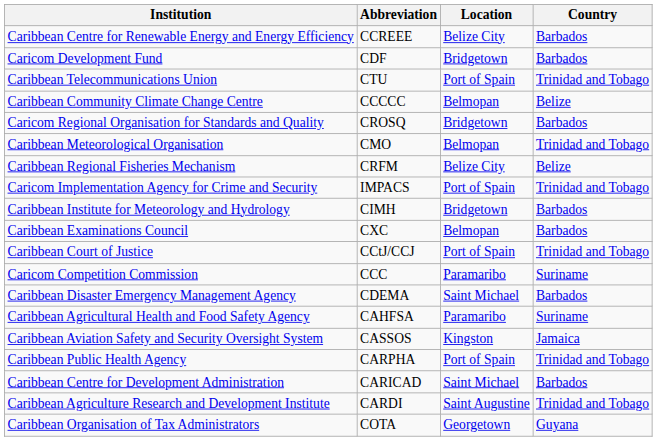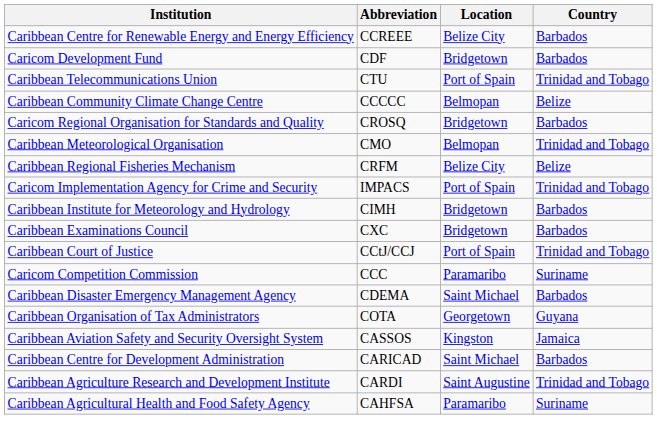(471, 230) Belmopan -> (475, 230) Bridgetown
rows swapped: (159, 317) <-> (133, 425)
- row: (97, 360)
